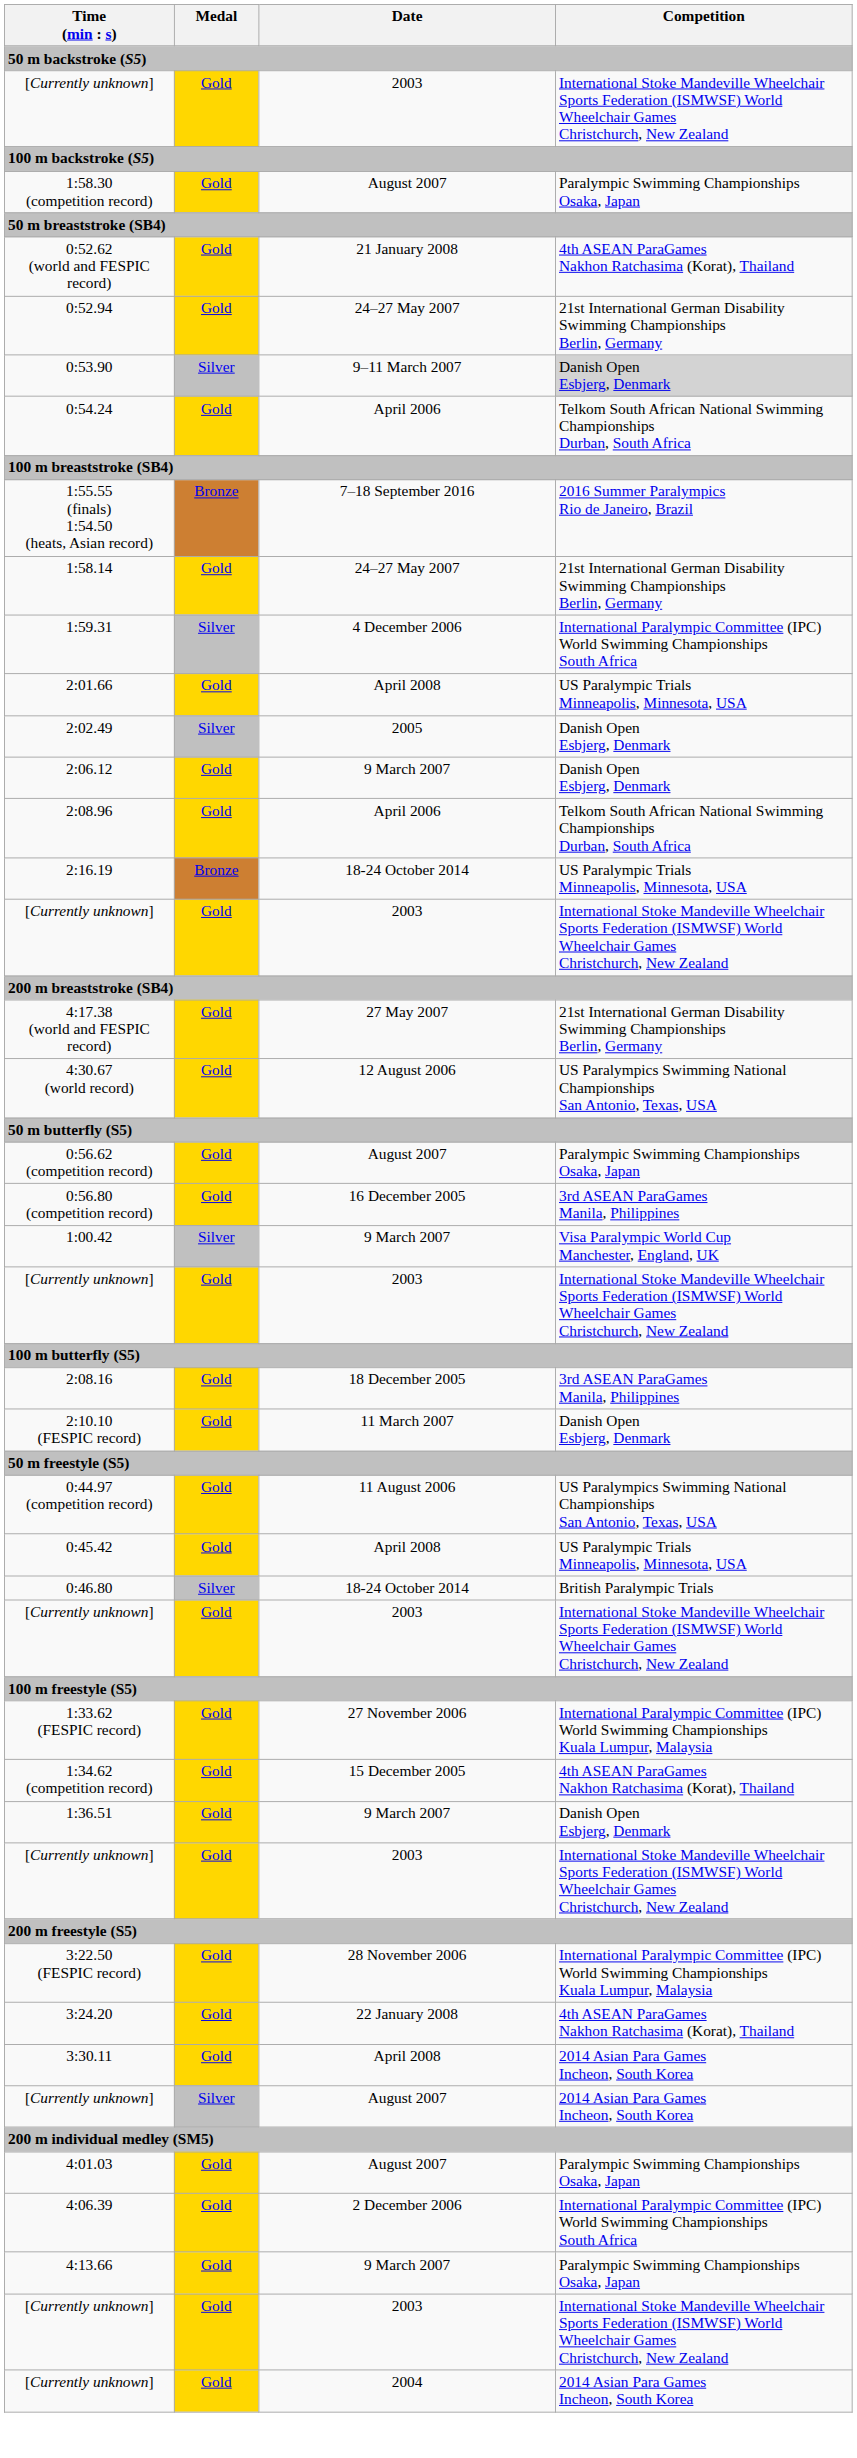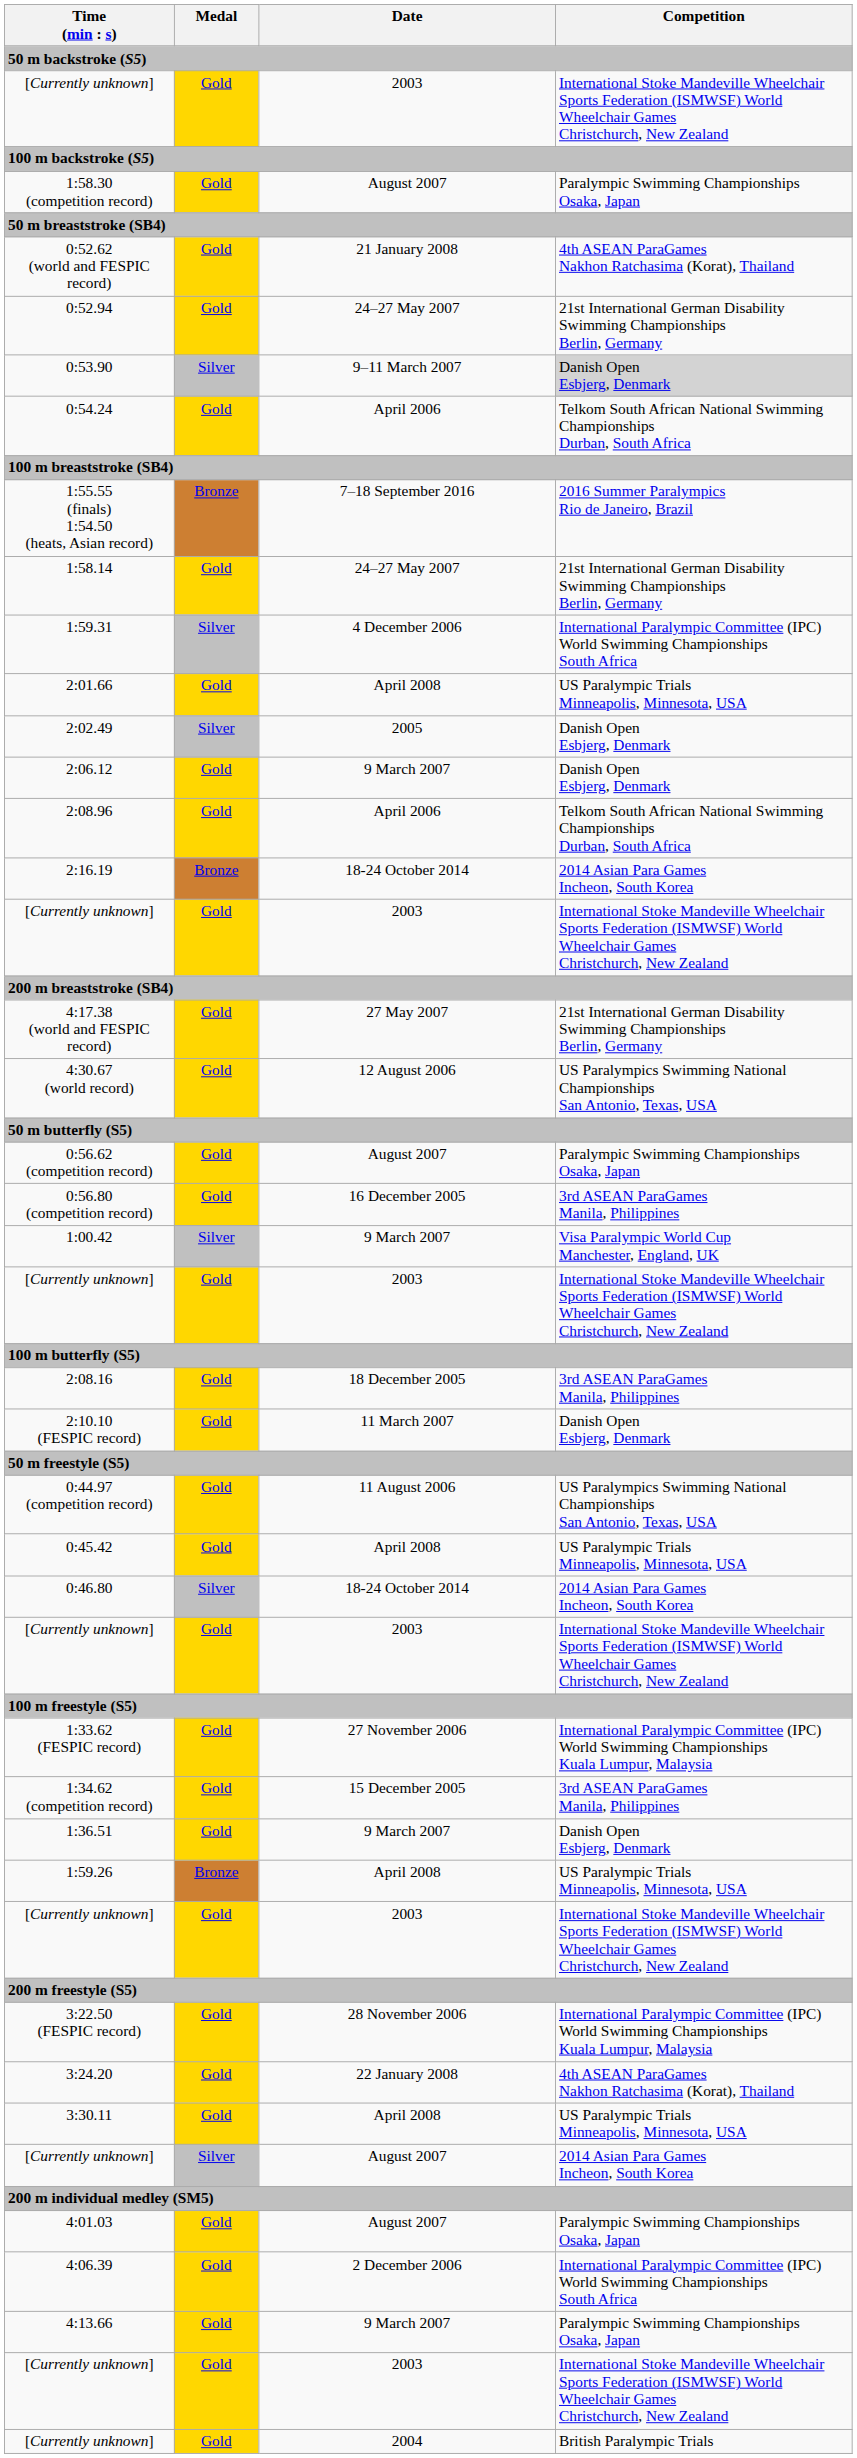(653, 878) US Paralympic Trials Minneapolis, Minnesota, USA -> (633, 878) 2014 Asian Para Games Incheon, South Korea
(636, 1587) British Paralympic Trials -> (633, 1596) 2014 Asian Para Games Incheon, South Korea
(677, 1780) 4th ASEAN ParaGames Nakhon Ratchasima (Korat), Thailand -> (633, 1797) 3rd ASEAN ParaGames Manila, Philippines
+ row: (89, 1872)
(633, 2064) 2014 Asian Para Games Incheon, South Korea -> (653, 2123) US Paralympic Trials Minneapolis, Minnesota, USA
(633, 2390) 2014 Asian Para Games Incheon, South Korea -> (636, 2441) British Paralympic Trials
